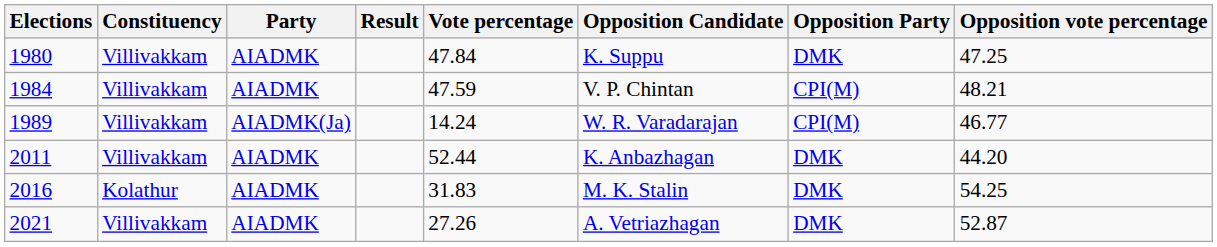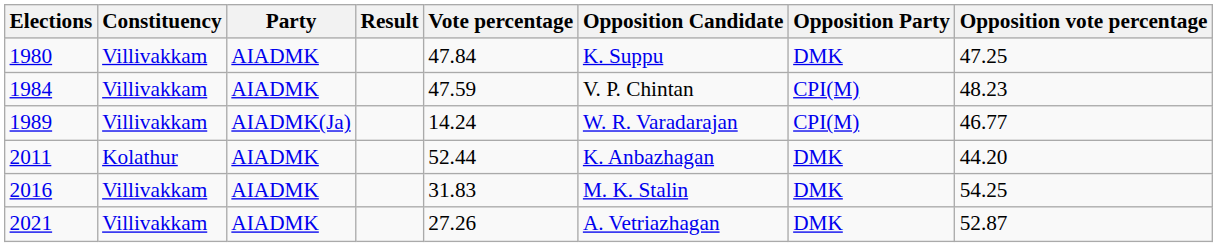(984, 88) 48.21 -> (984, 88) 48.23
(155, 156) Villivakkam -> (140, 156) Kolathur
(140, 190) Kolathur -> (155, 190) Villivakkam
